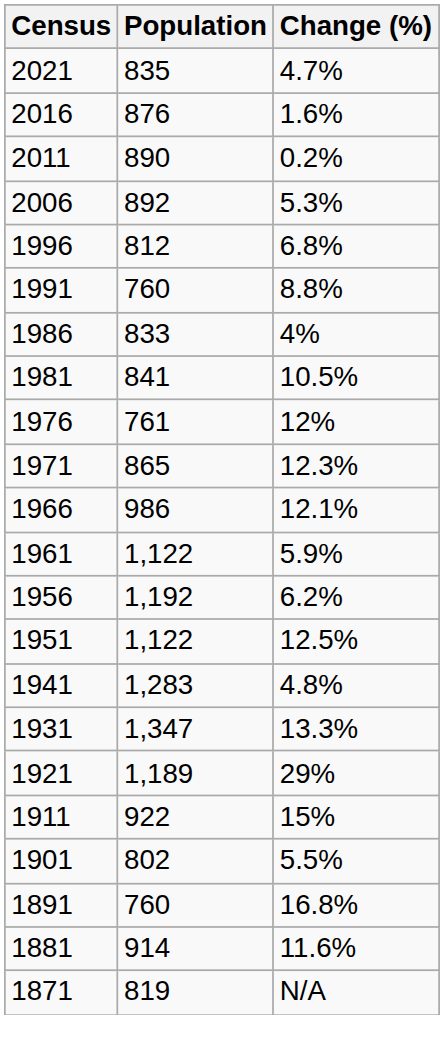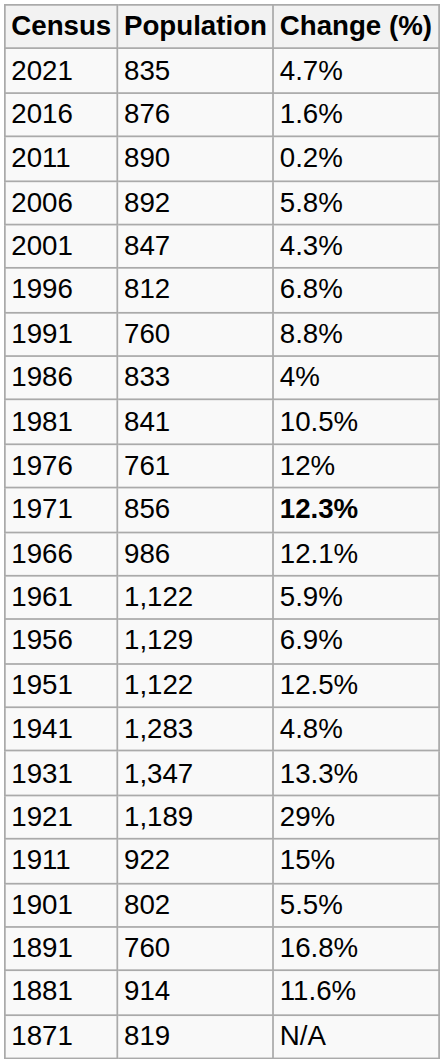(311, 202) 5.3% -> (311, 202) 5.8%
+ row: (42, 245)
(147, 465) 865 -> (147, 509) 856
(319, 465) normal -> (319, 509) bold
(159, 597) 1,192 -> (159, 641) 1,129
(311, 597) 6.2% -> (311, 641) 6.9%
